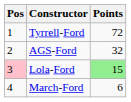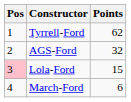(117, 32) 72 -> (117, 32) 62
(117, 69) lightgreen background -> (117, 69) no background
